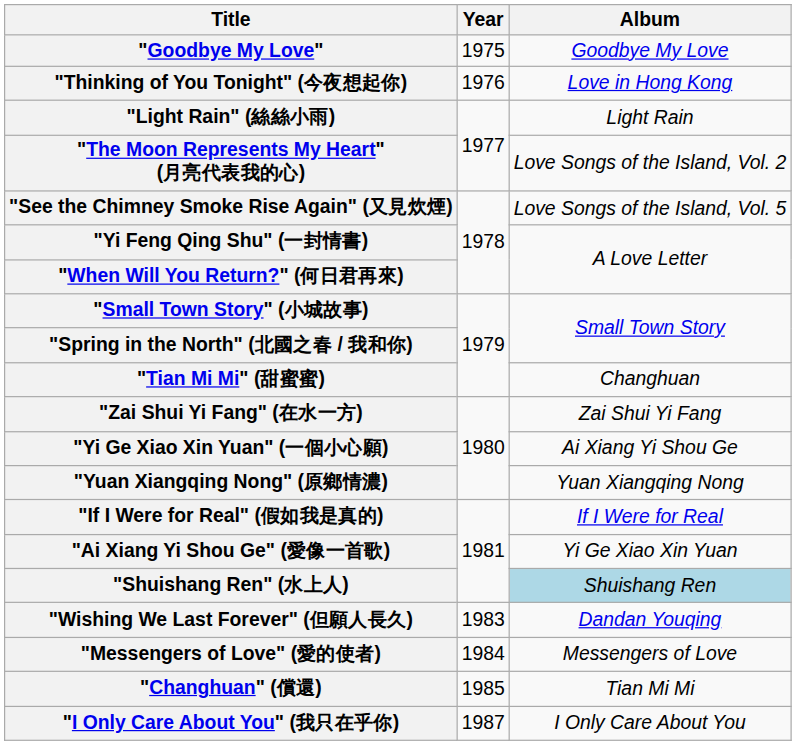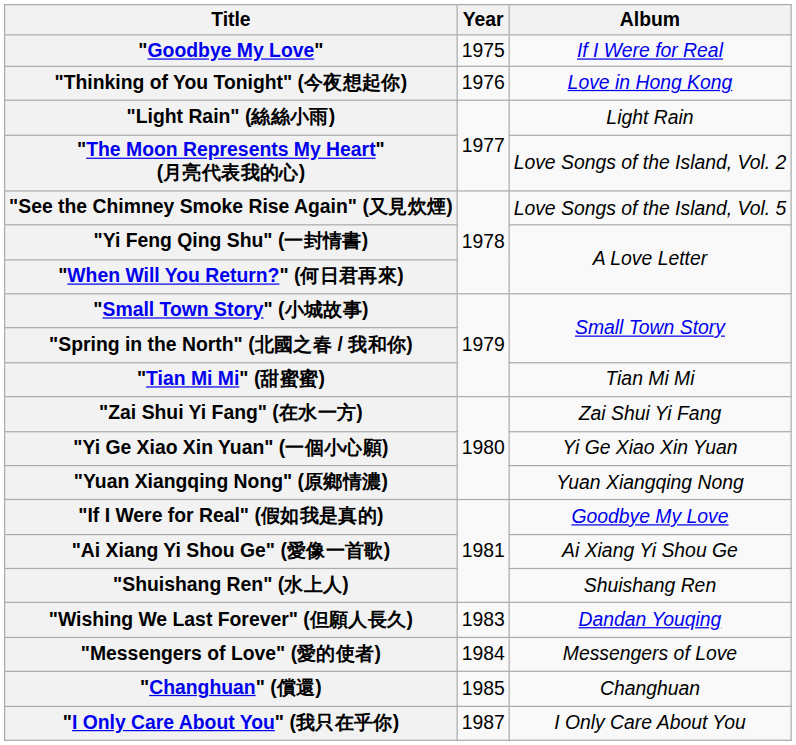(650, 50) Goodbye My Love -> (650, 50) If I Were for Real
(650, 379) Changhuan -> (650, 379) Tian Mi Mi
(650, 448) Ai Xiang Yi Shou Ge -> (650, 448) Yi Ge Xiao Xin Yuan
(650, 516) If I Were for Real -> (650, 516) Goodbye My Love
(650, 551) Yi Ge Xiao Xin Yuan -> (650, 551) Ai Xiang Yi Shou Ge
(650, 585) lightblue background -> (650, 585) no background
(650, 688) Tian Mi Mi -> (650, 688) Changhuan
